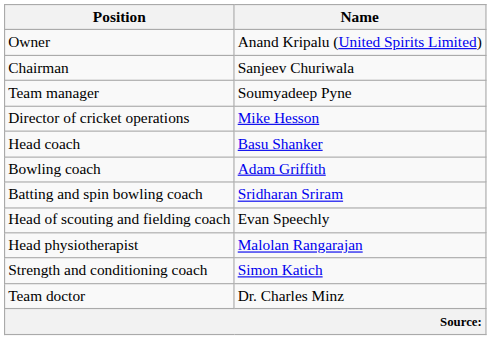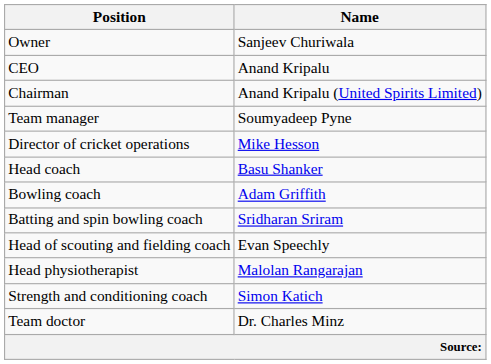(360, 42) Anand Kripalu (United Spirits Limited) -> (296, 42) Sanjeev Churiwala
+ row: (24, 67)
(296, 67) Sanjeev Churiwala -> (360, 92) Anand Kripalu (United Spirits Limited)
